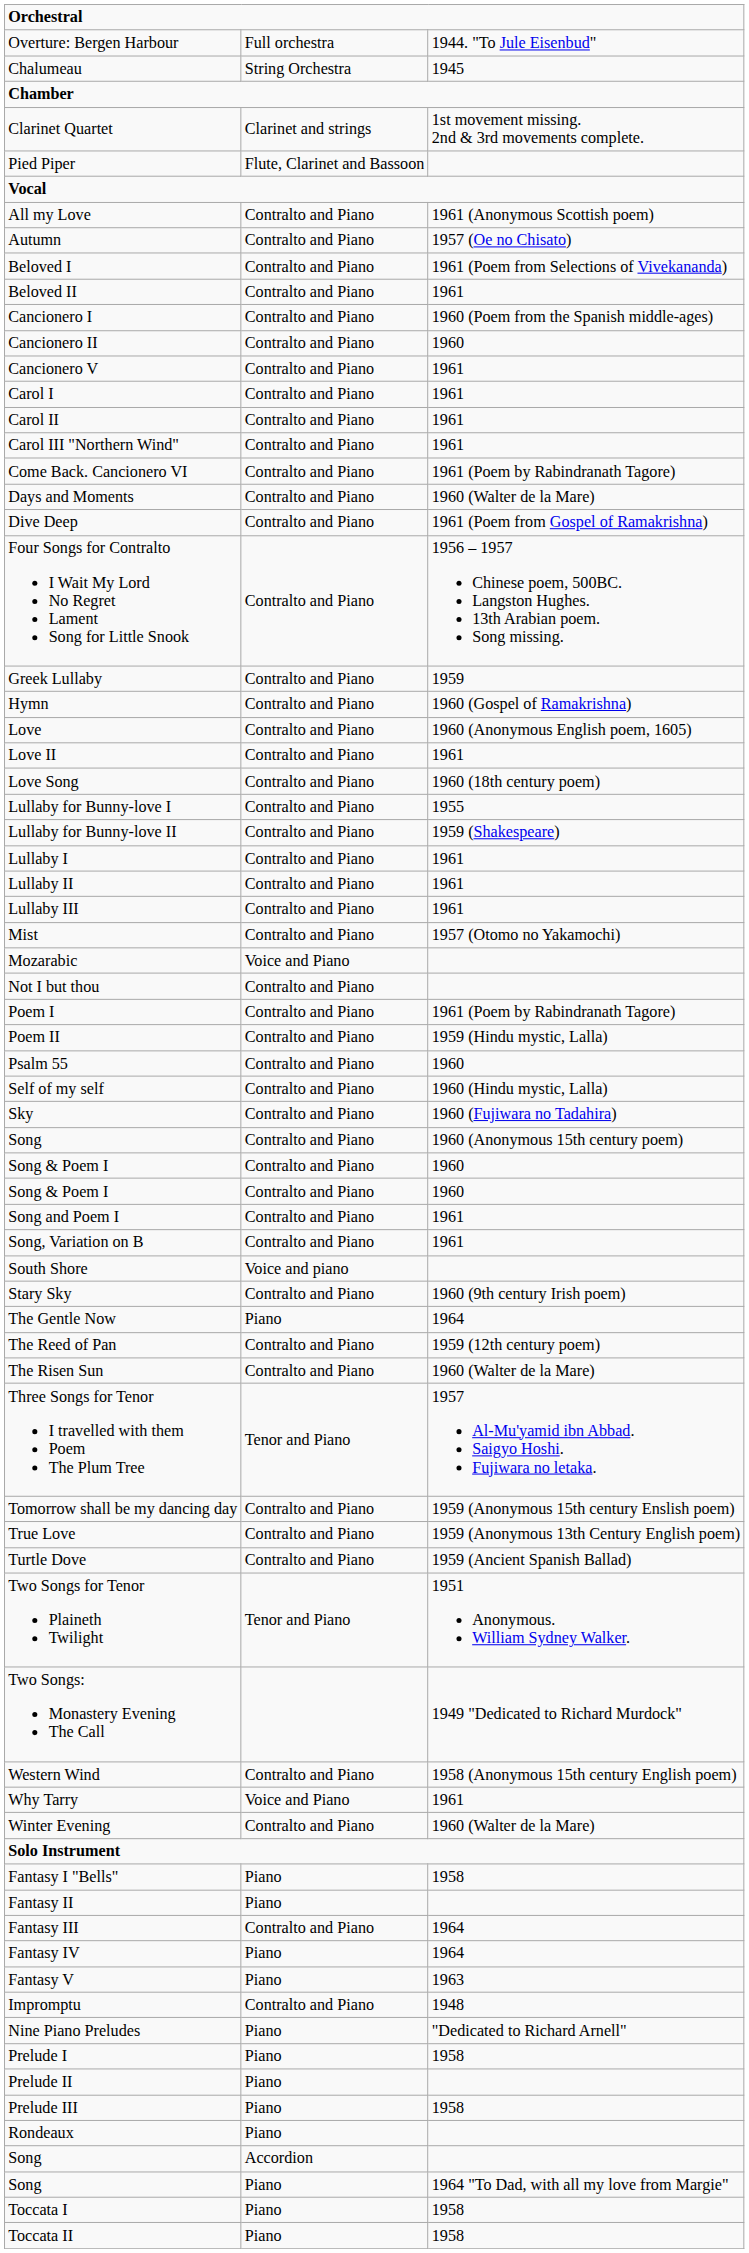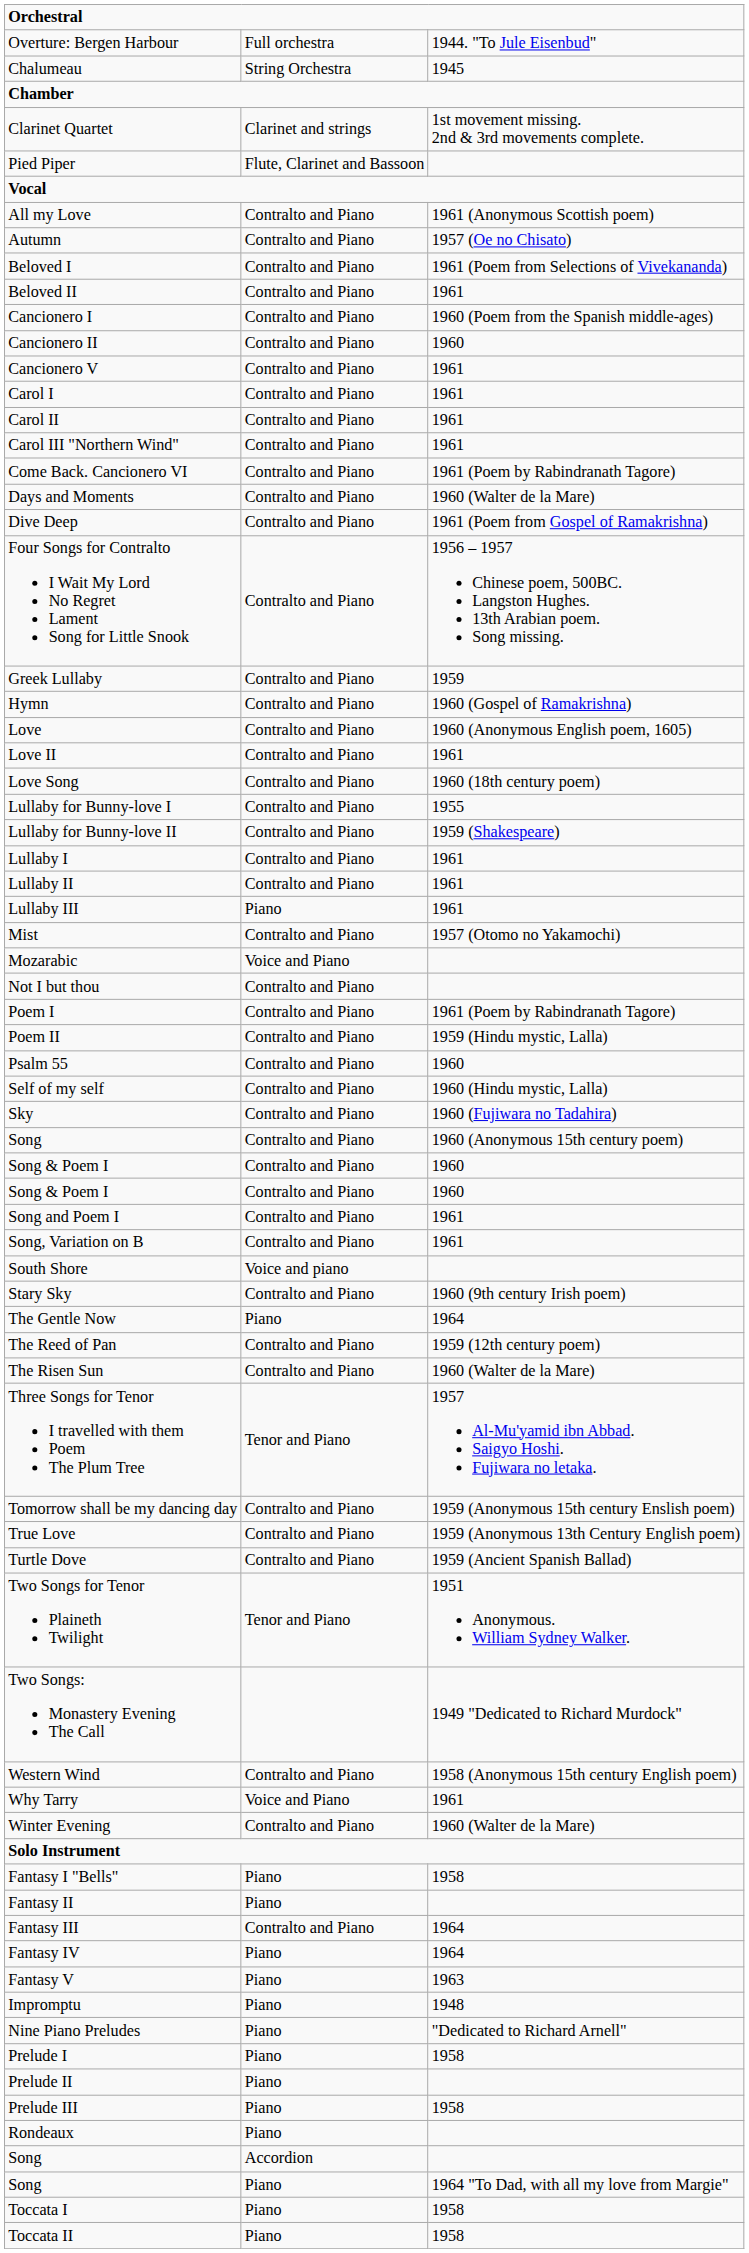(309, 909) Contralto and Piano -> (263, 909) Piano
(309, 2004) Contralto and Piano -> (263, 2004) Piano
